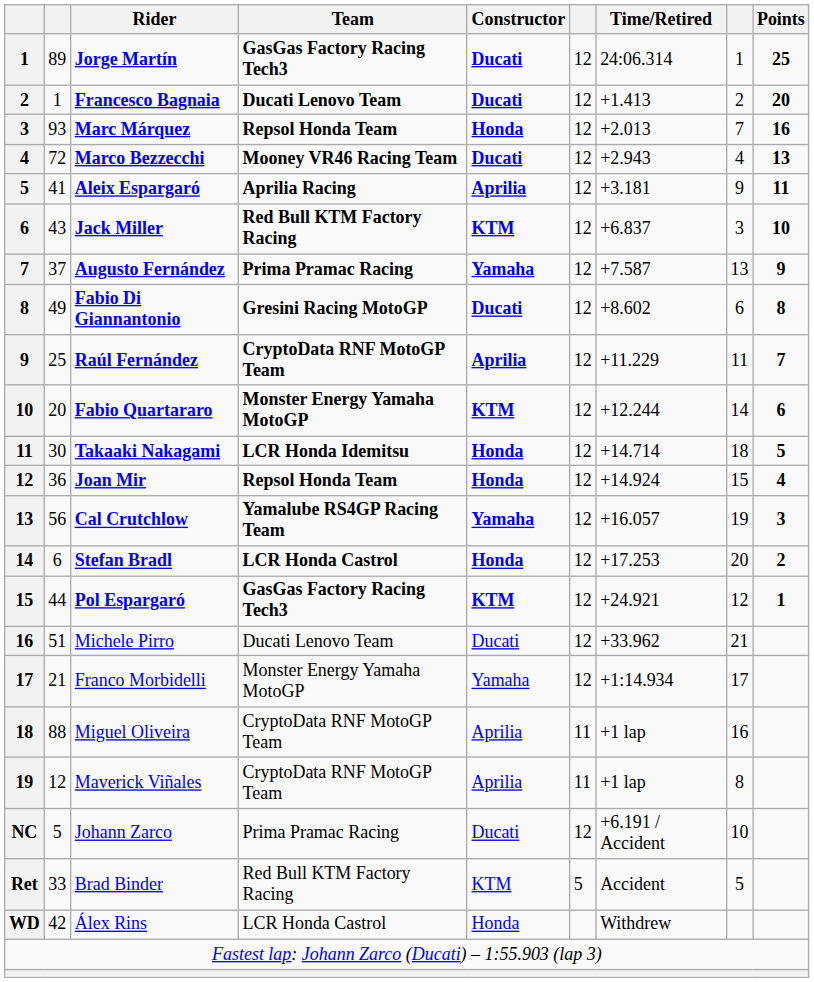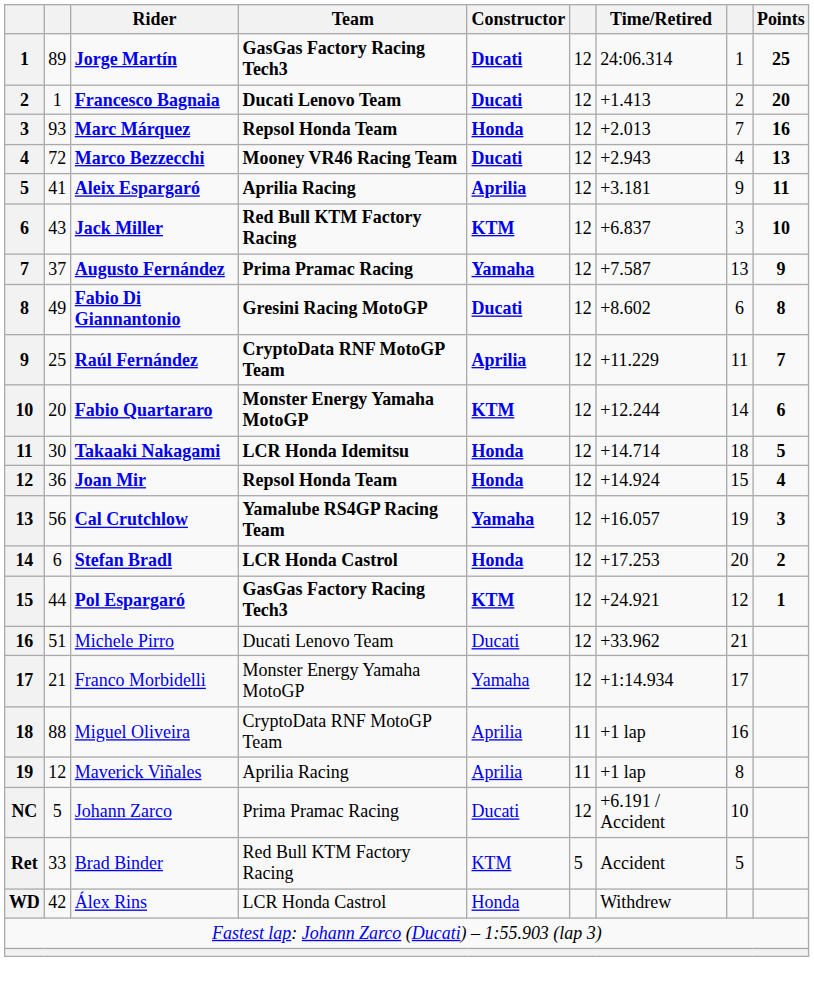(337, 782) CryptoData RNF MotoGP Team -> (296, 771) Aprilia Racing
